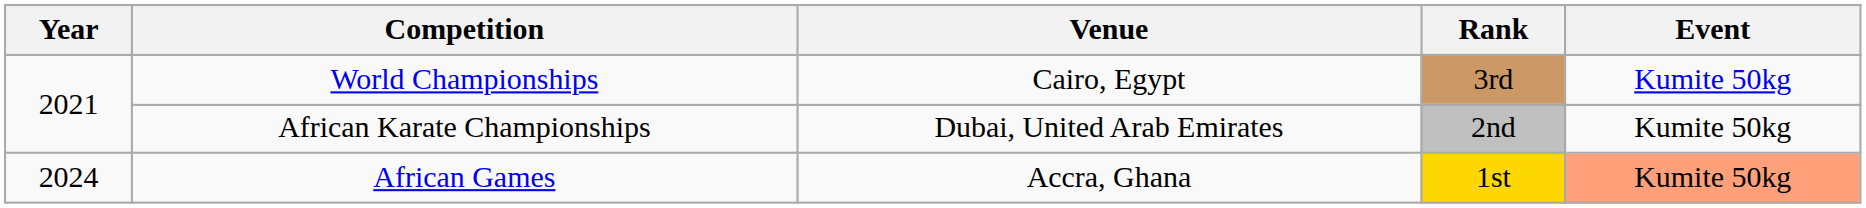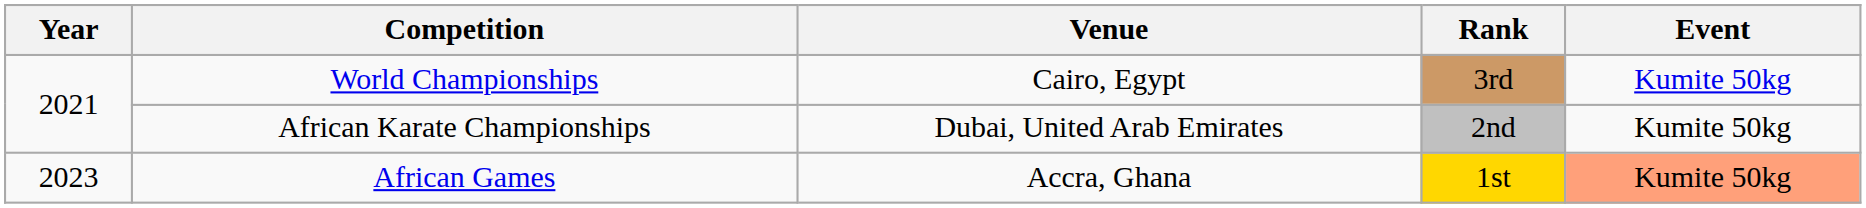(69, 177) 2024 -> (69, 177) 2023
